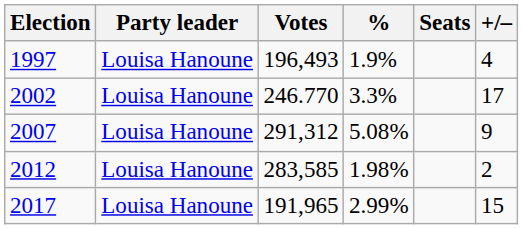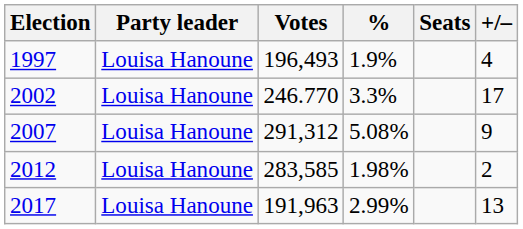(301, 205) 191,965 -> (301, 205) 191,963
(493, 205) 15 -> (493, 205) 13
